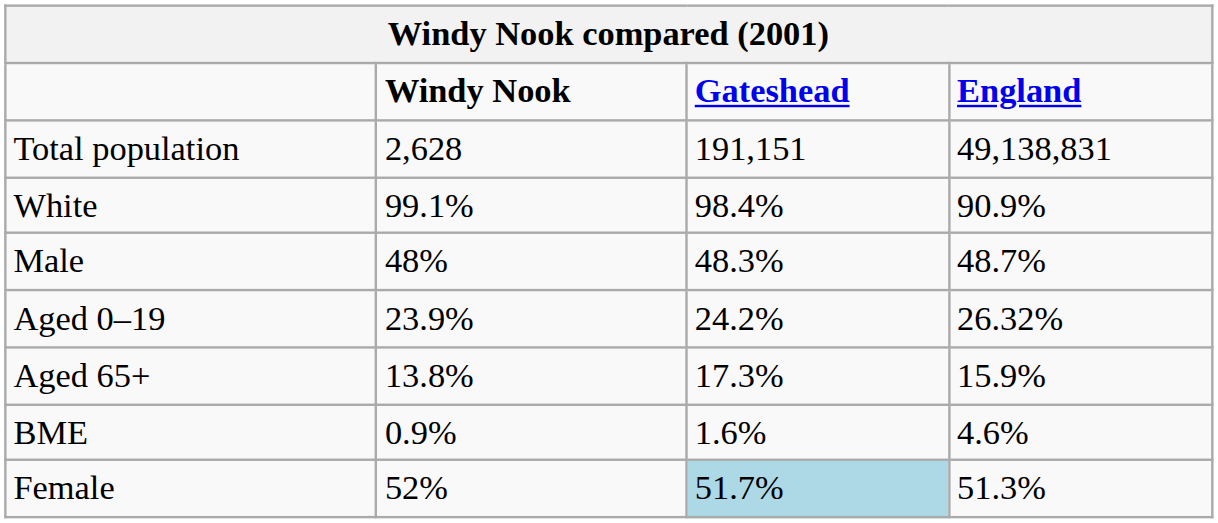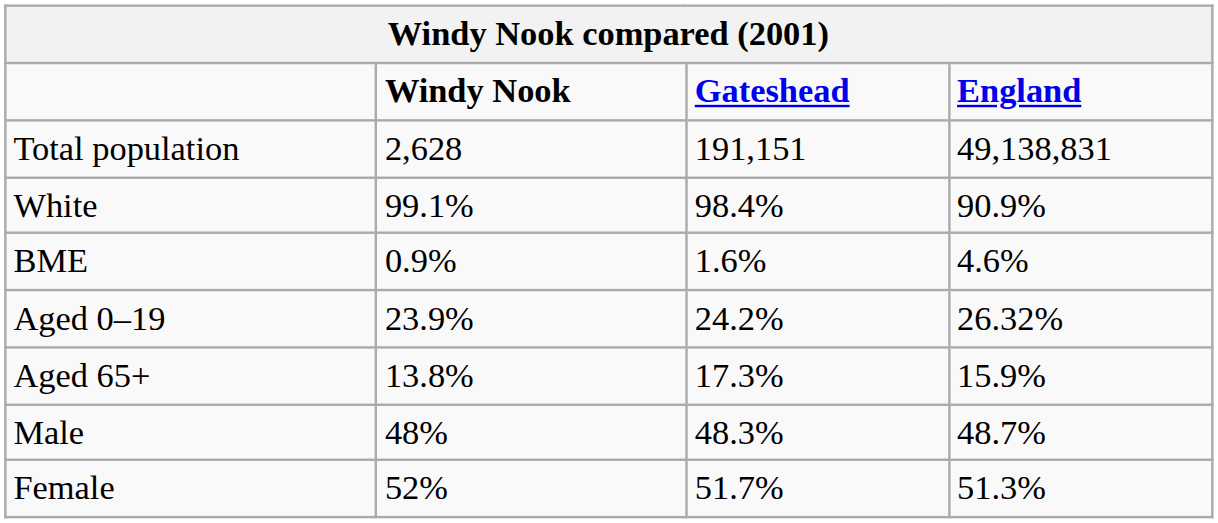rows swapped: (51, 431) <-> (49, 261)
(739, 488) lightblue background -> (739, 488) no background
